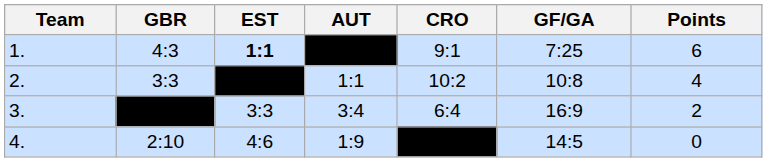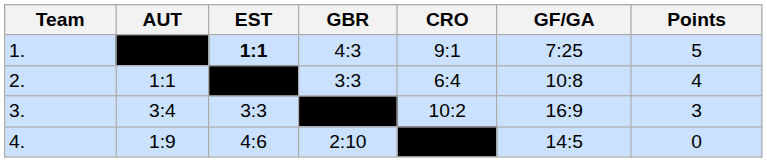columns swapped: (351, 19) <-> (165, 19)
(697, 50) 6 -> (697, 50) 5
(447, 80) 10:2 -> (447, 80) 6:4
(447, 111) 6:4 -> (447, 111) 10:2
(697, 111) 2 -> (697, 111) 3
